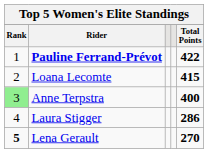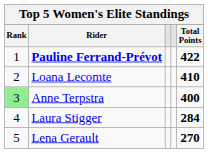(190, 77) 415 -> (190, 77) 410
(190, 117) 286 -> (190, 117) 284
(16, 137) bold -> (16, 137) normal
